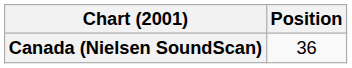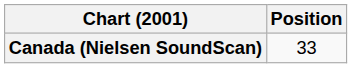(307, 47) 36 -> (307, 47) 33
